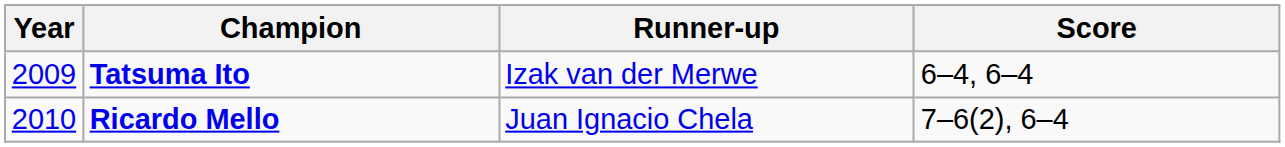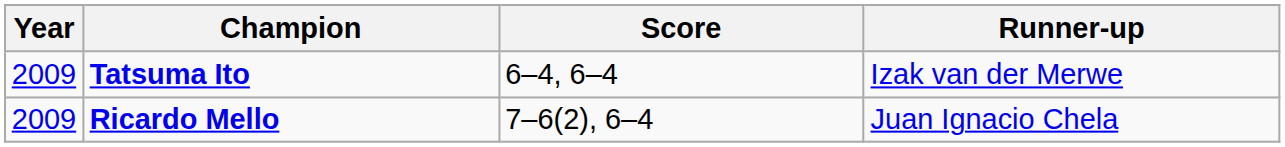columns swapped: (706, 28) <-> (1097, 28)
(44, 120) 2010 -> (44, 120) 2009
